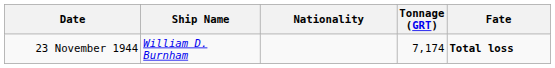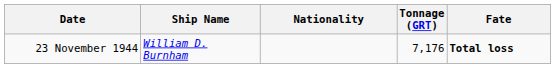(428, 49) 7,174 -> (428, 49) 7,176
